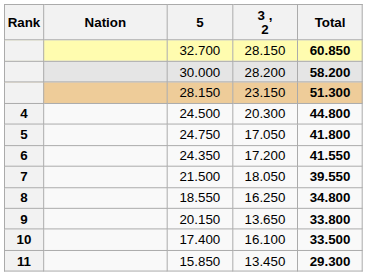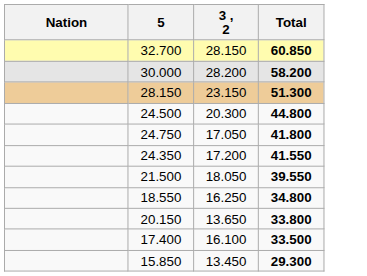- column: (24, 22)
